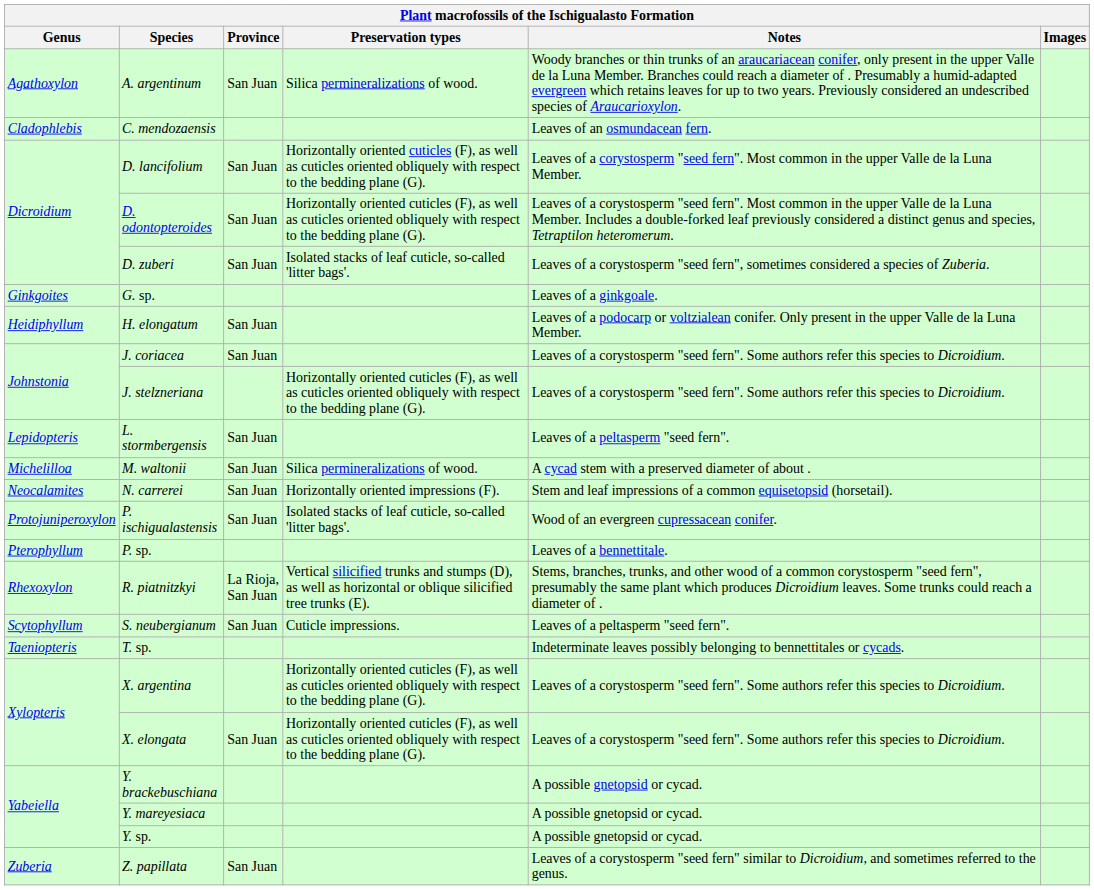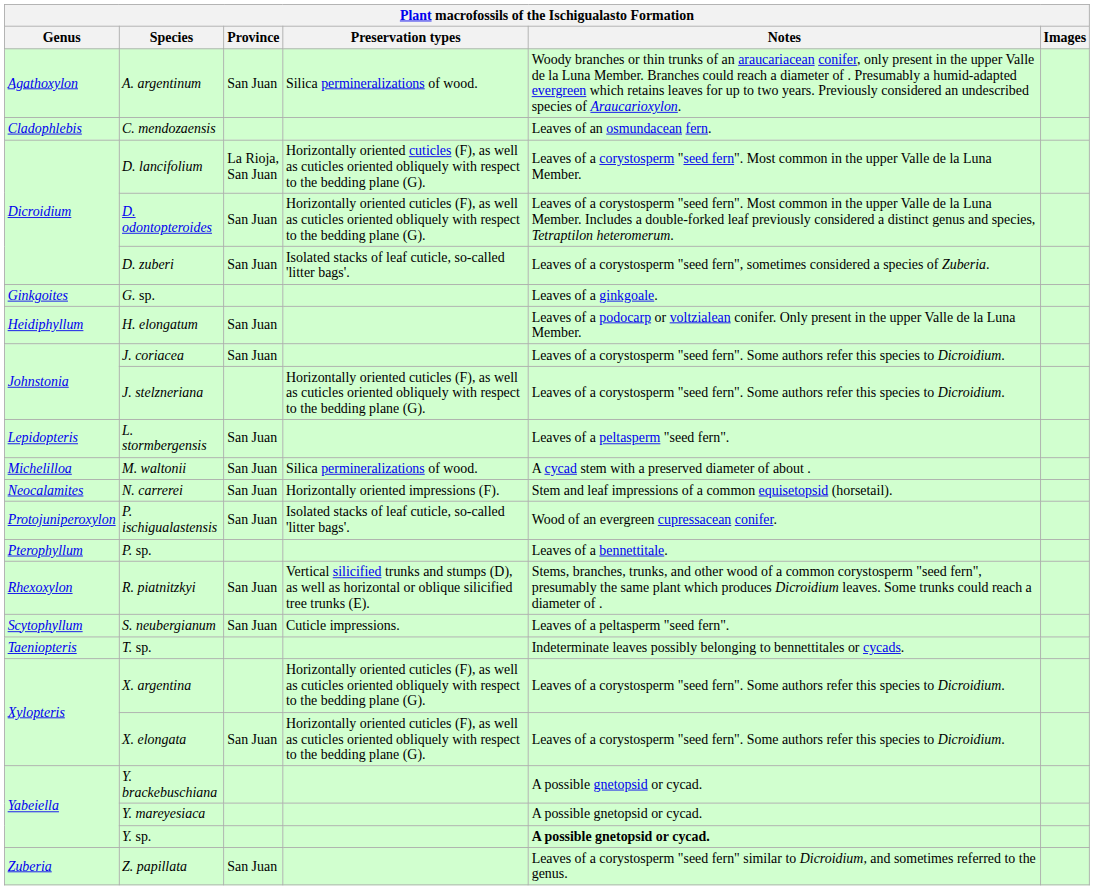(252, 166) San Juan -> (253, 166) La Rioja, San Juan
(253, 587) La Rioja, San Juan -> (252, 587) San Juan
(617, 836) normal -> (621, 836) bold
